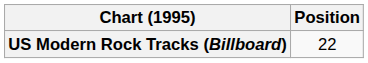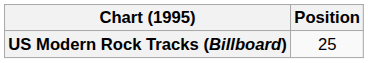(327, 44) 22 -> (327, 44) 25
